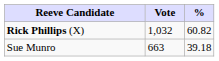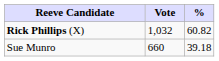(156, 47) 663 -> (156, 47) 660
